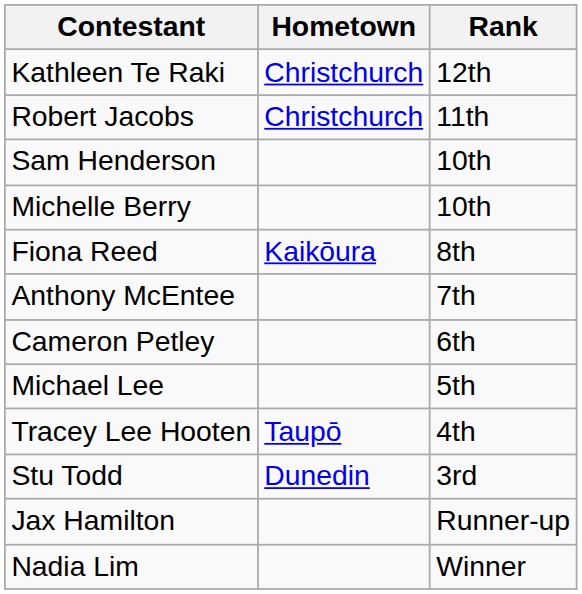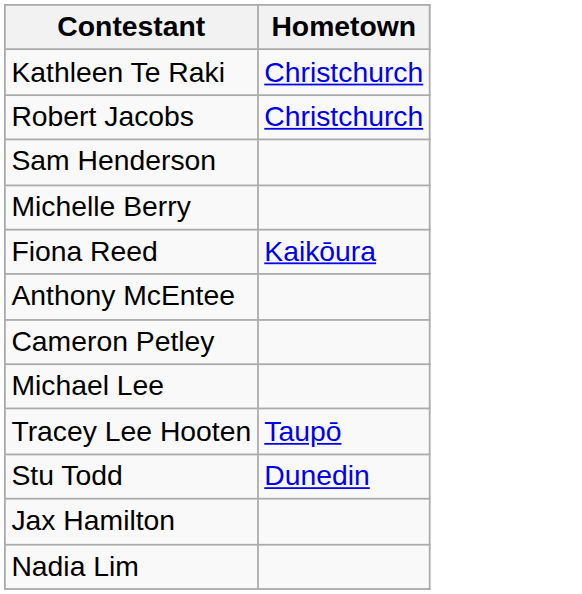- column: (503, 26)
